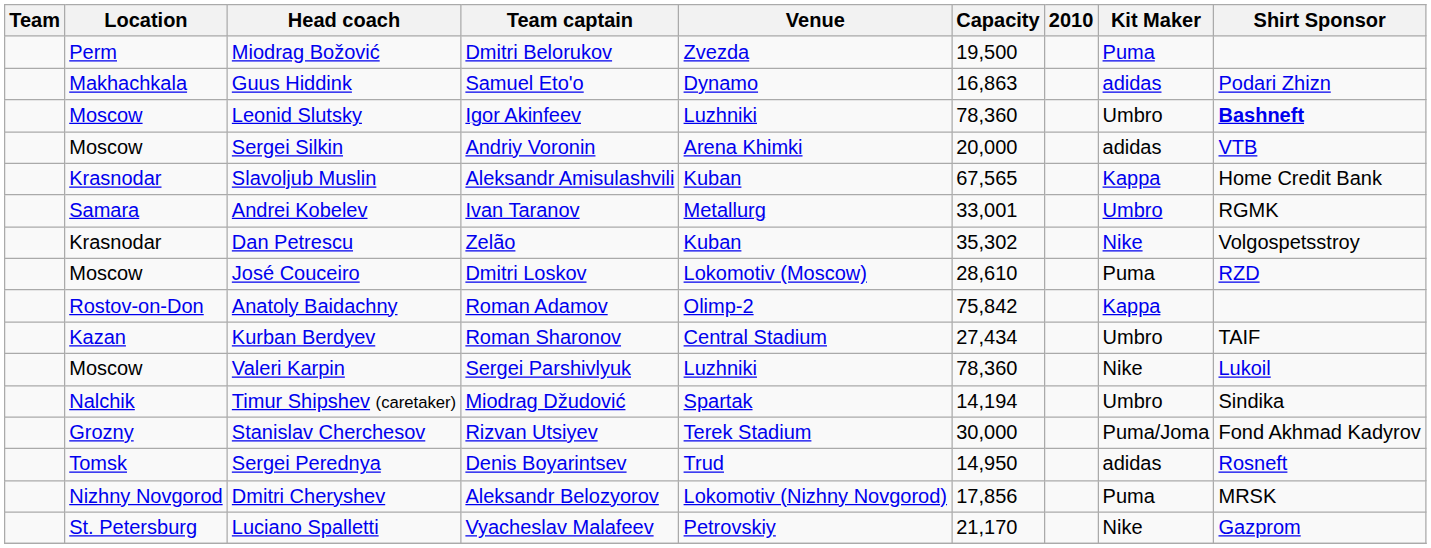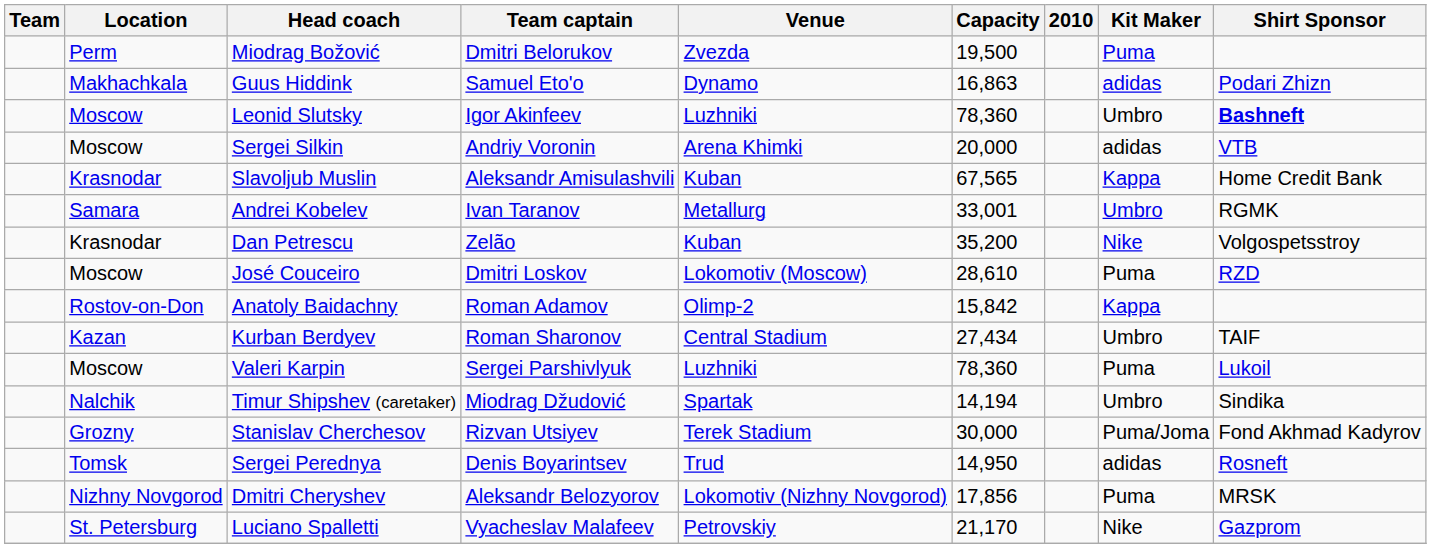(987, 242) 35,302 -> (987, 242) 35,200
(987, 305) 75,842 -> (987, 305) 15,842
(1123, 369) Nike -> (1129, 369) Puma
